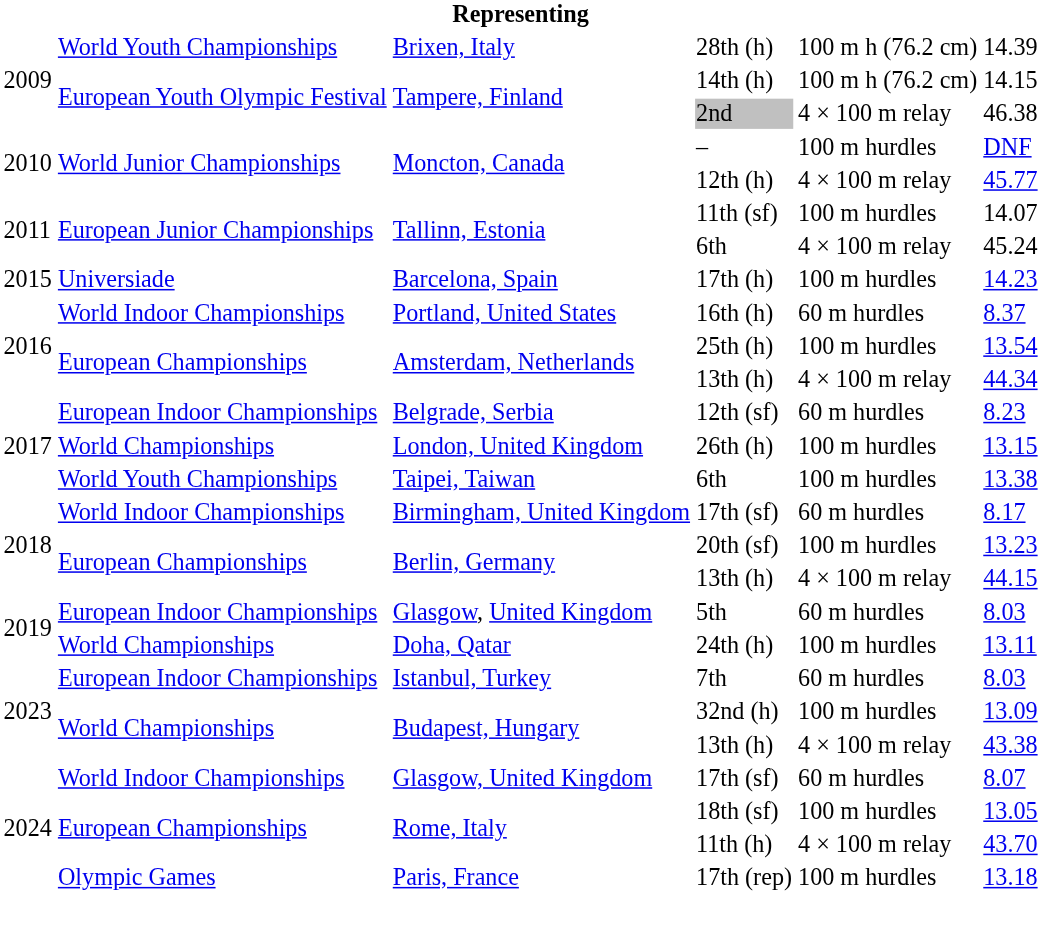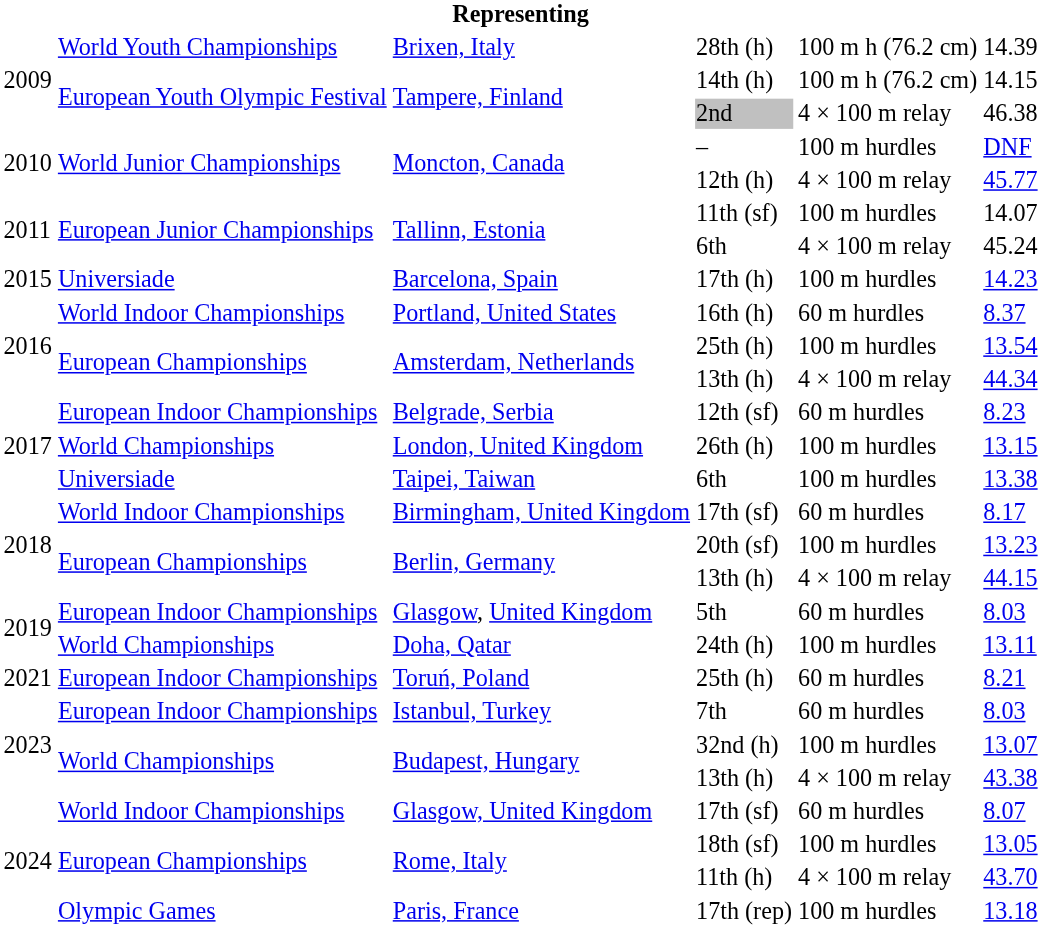(198, 478) World Youth Championships -> (116, 478) Universiade
+ row: (461, 678)
(1010, 711) 13.09 -> (1010, 744) 13.07
